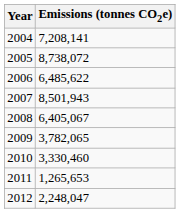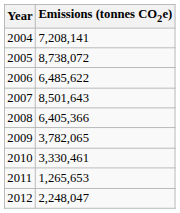(64, 98) 8,501,943 -> (64, 98) 8,501,643
(64, 118) 6,405,067 -> (64, 118) 6,405,366
(64, 158) 3,330,460 -> (64, 158) 3,330,461
